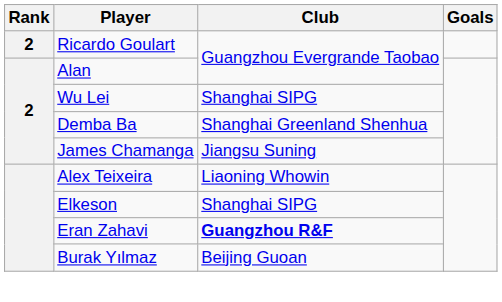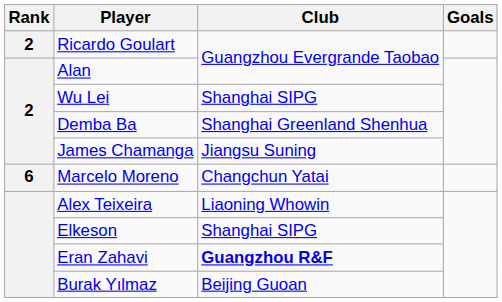+ row: (118, 177)
